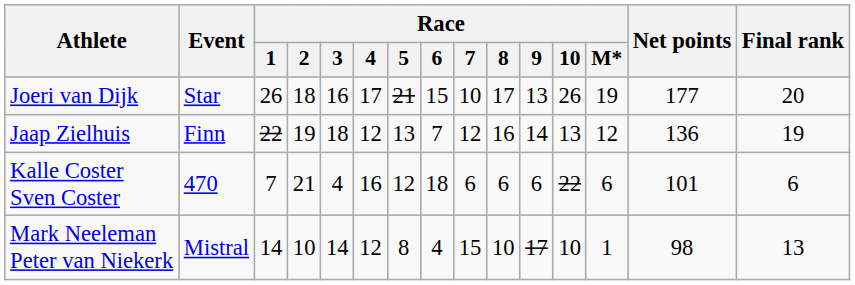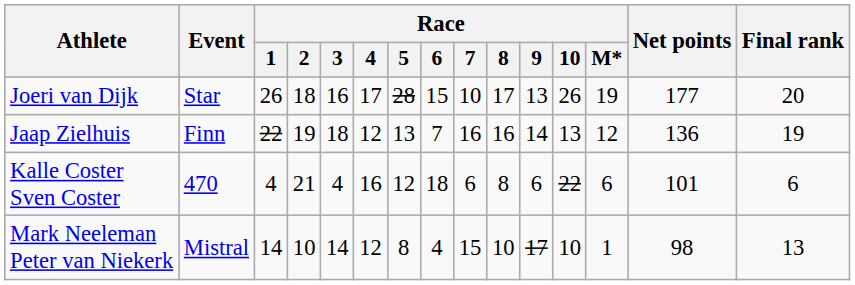(404, 96) 21 -> (404, 96) 28
(470, 133) 12 -> (470, 133) 16
(271, 184) 7 -> (271, 184) 4
(503, 184) 6 -> (503, 184) 8
